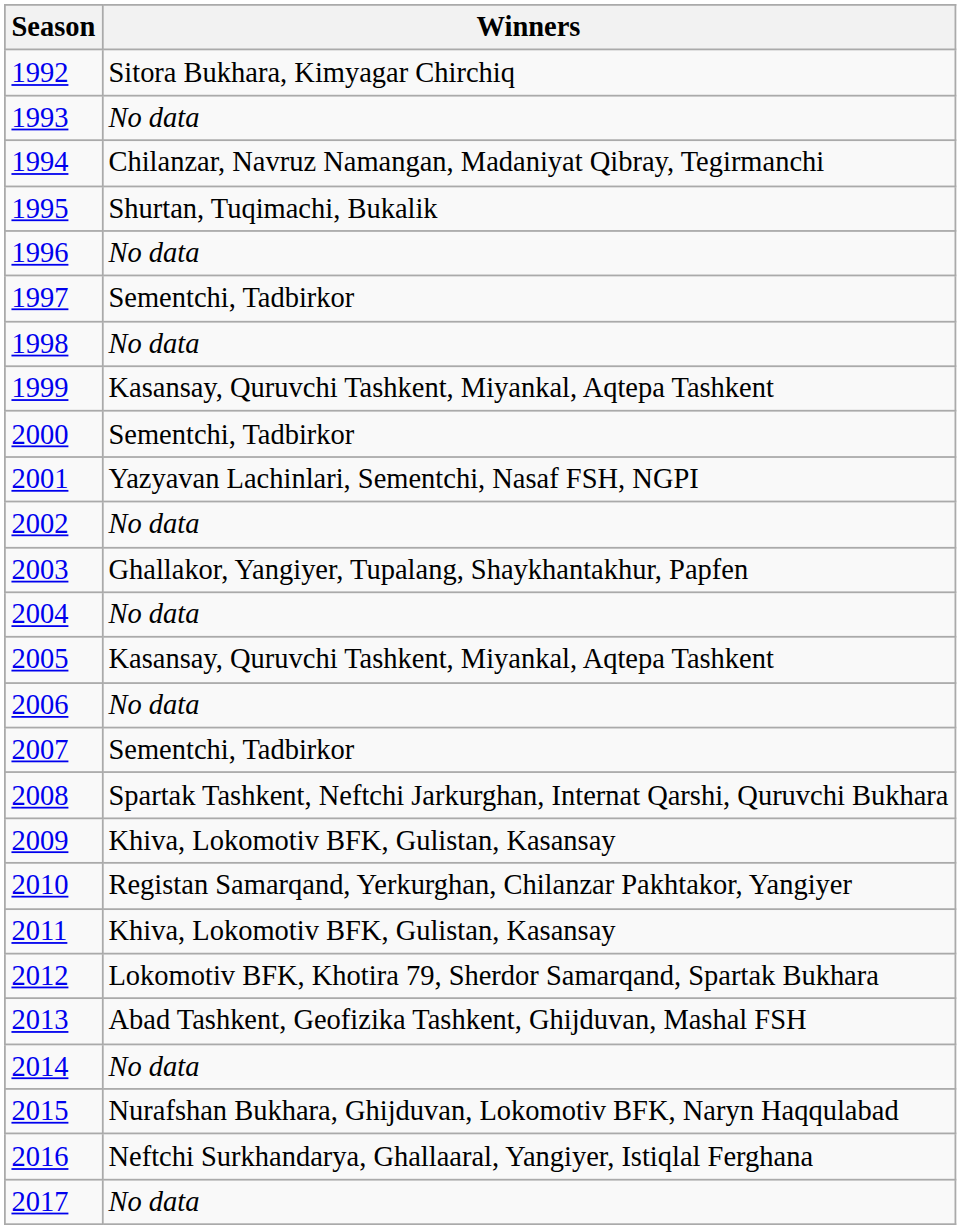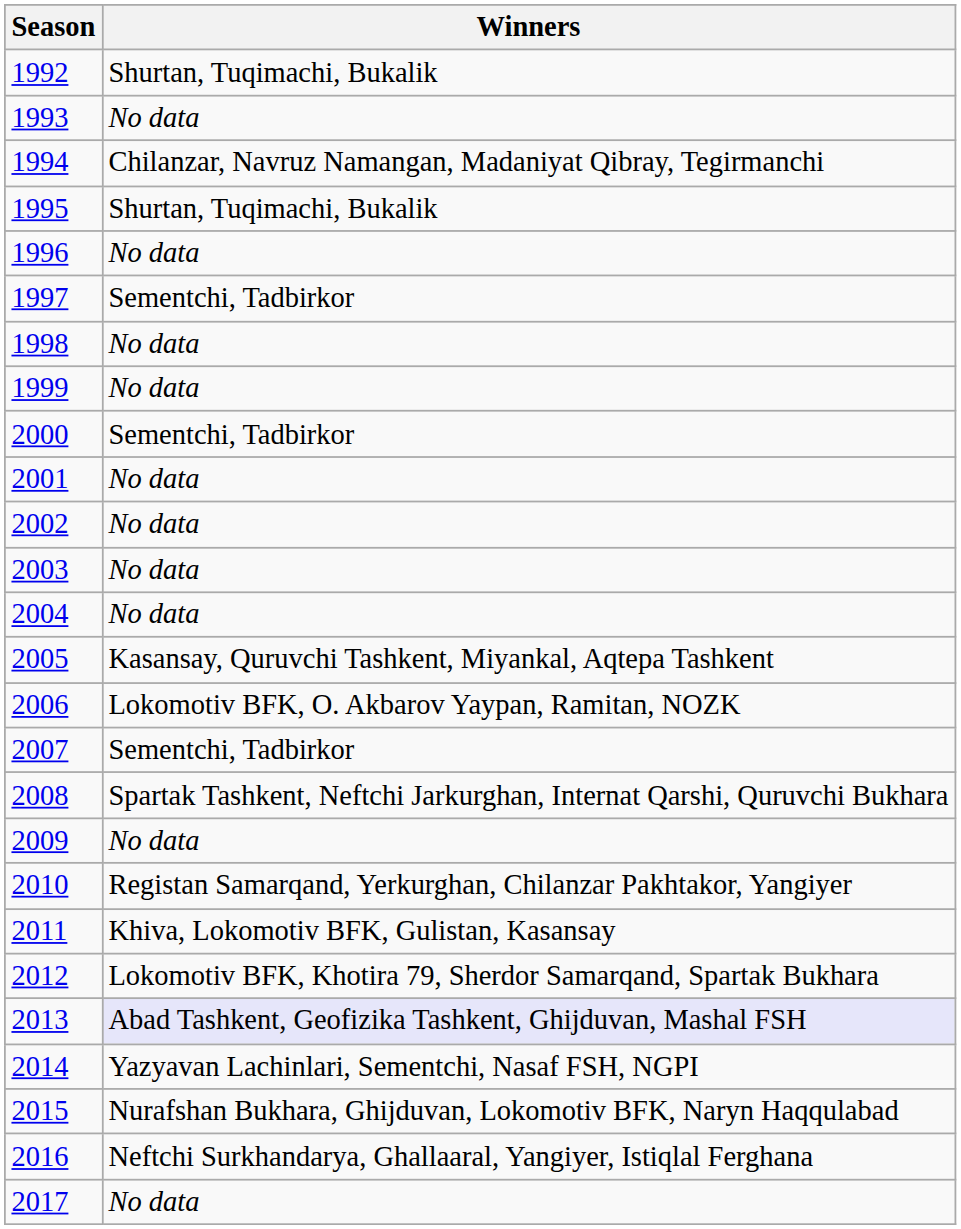(312, 72) Sitora Bukhara, Kimyagar Chirchiq -> (273, 72) Shurtan, Tuqimachi, Bukalik
(441, 388) Kasansay, Quruvchi Tashkent, Miyankal, Aqtepa Tashkent -> (154, 388) No data
(404, 478) Yazyavan Lachinlari, Sementchi, Nasaf FSH, NGPI -> (154, 478) No data
(428, 569) Ghallakor, Yangiyer, Tupalang, Shaykhantakhur, Papfen -> (154, 569) No data
(154, 704) No data -> (425, 704) Lokomotiv BFK, O. Akbarov Yaypan, Ramitan, NOZK
(362, 840) Khiva, Lokomotiv BFK, Gulistan, Kasansay -> (154, 840) No data
(458, 1020) no background -> (458, 1020) lavender background
(154, 1065) No data -> (404, 1065) Yazyavan Lachinlari, Sementchi, Nasaf FSH, NGPI
